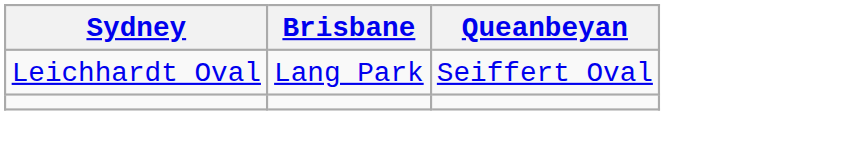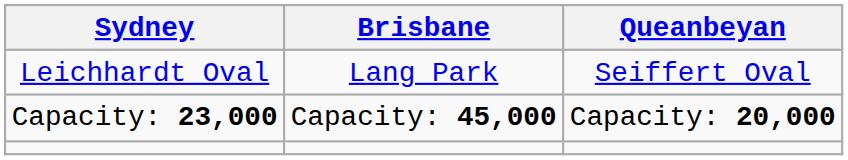+ row: (145, 118)
